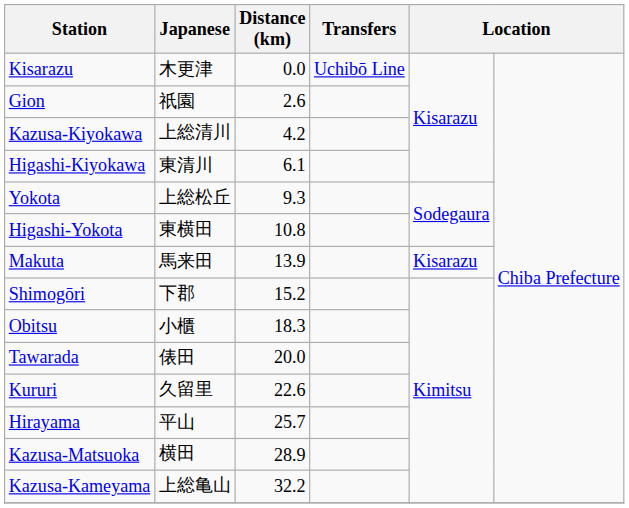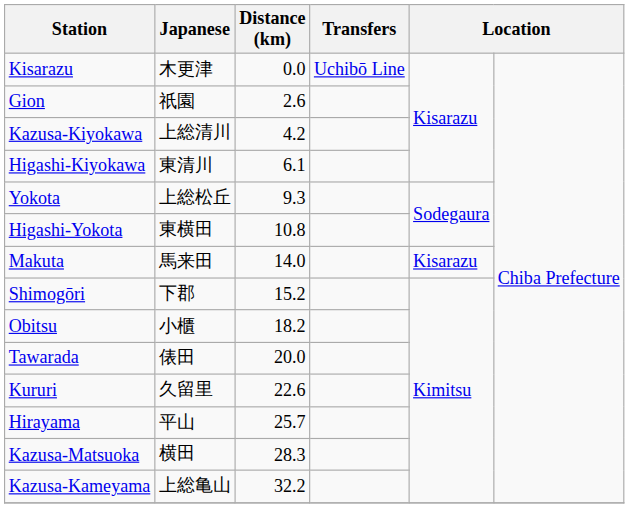(290, 261) 13.9 -> (290, 261) 14.0
(290, 326) 18.3 -> (290, 326) 18.2
(290, 454) 28.9 -> (290, 454) 28.3
